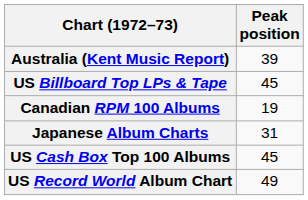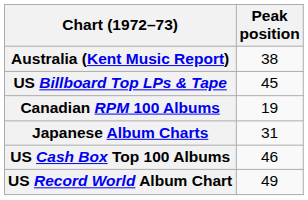(270, 58) 39 -> (270, 58) 38
(270, 157) 45 -> (270, 157) 46
